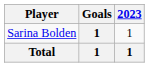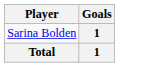- column: (130, 14)
